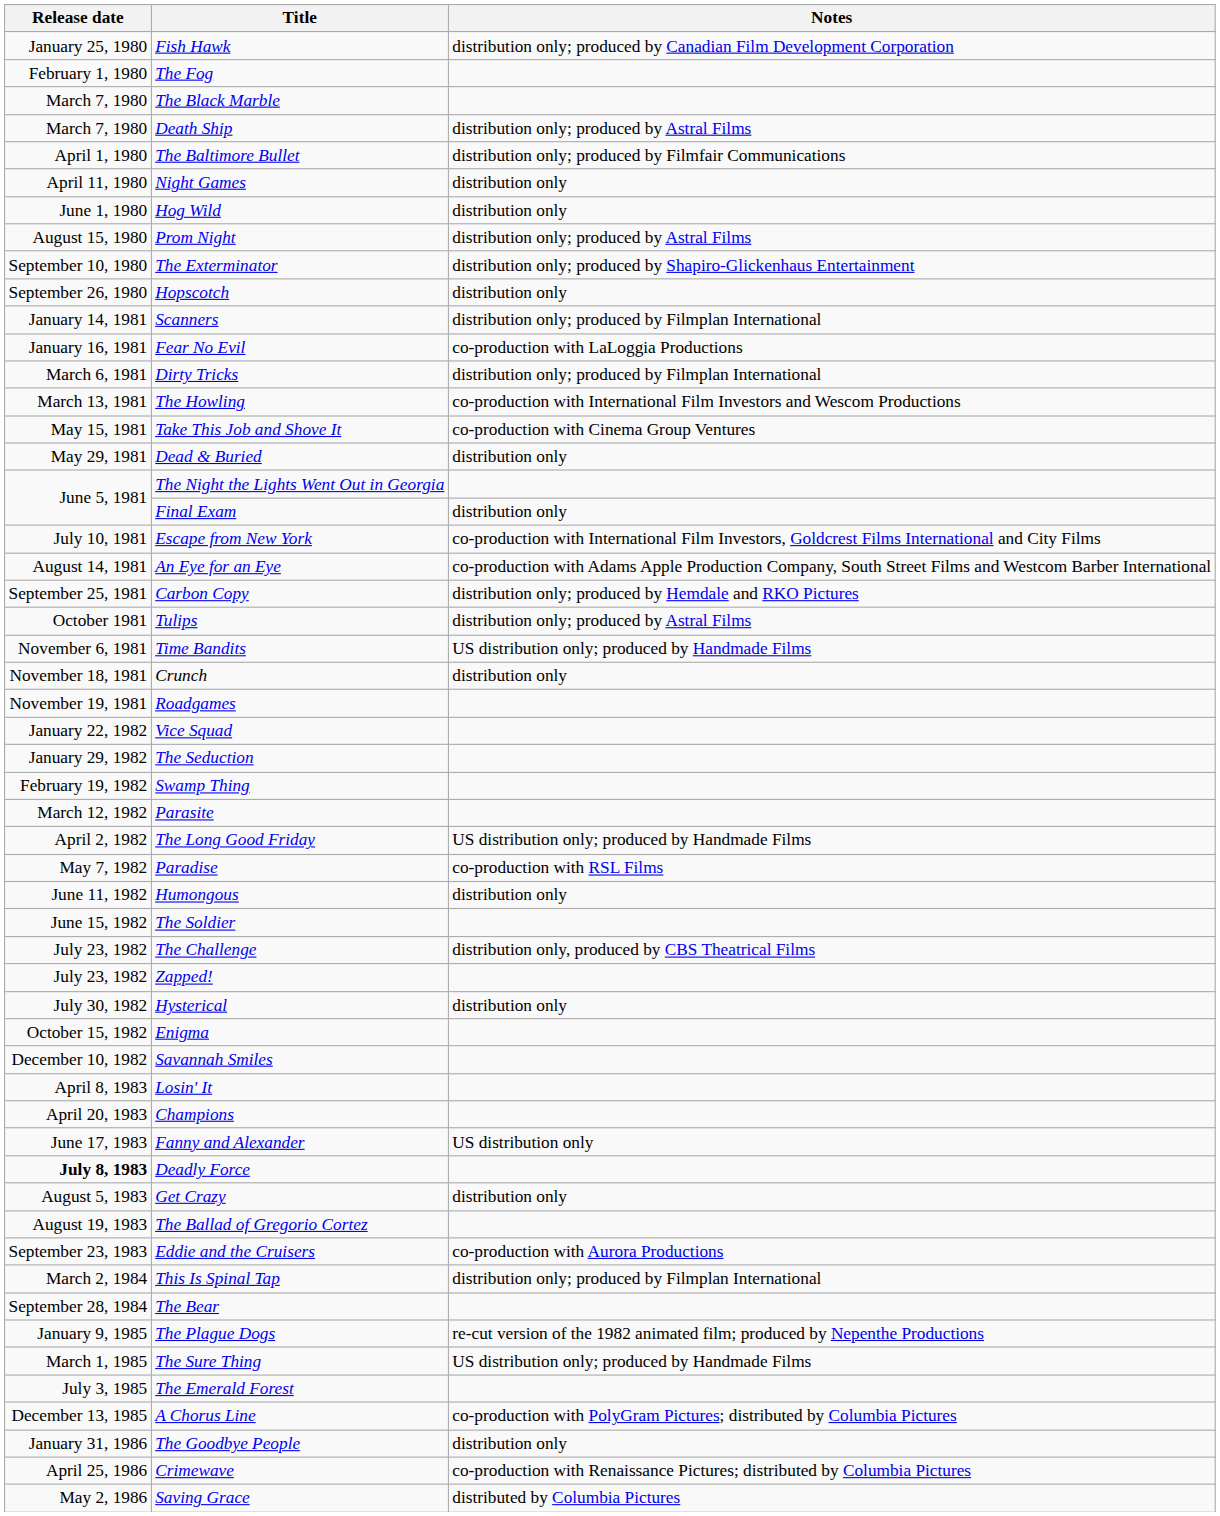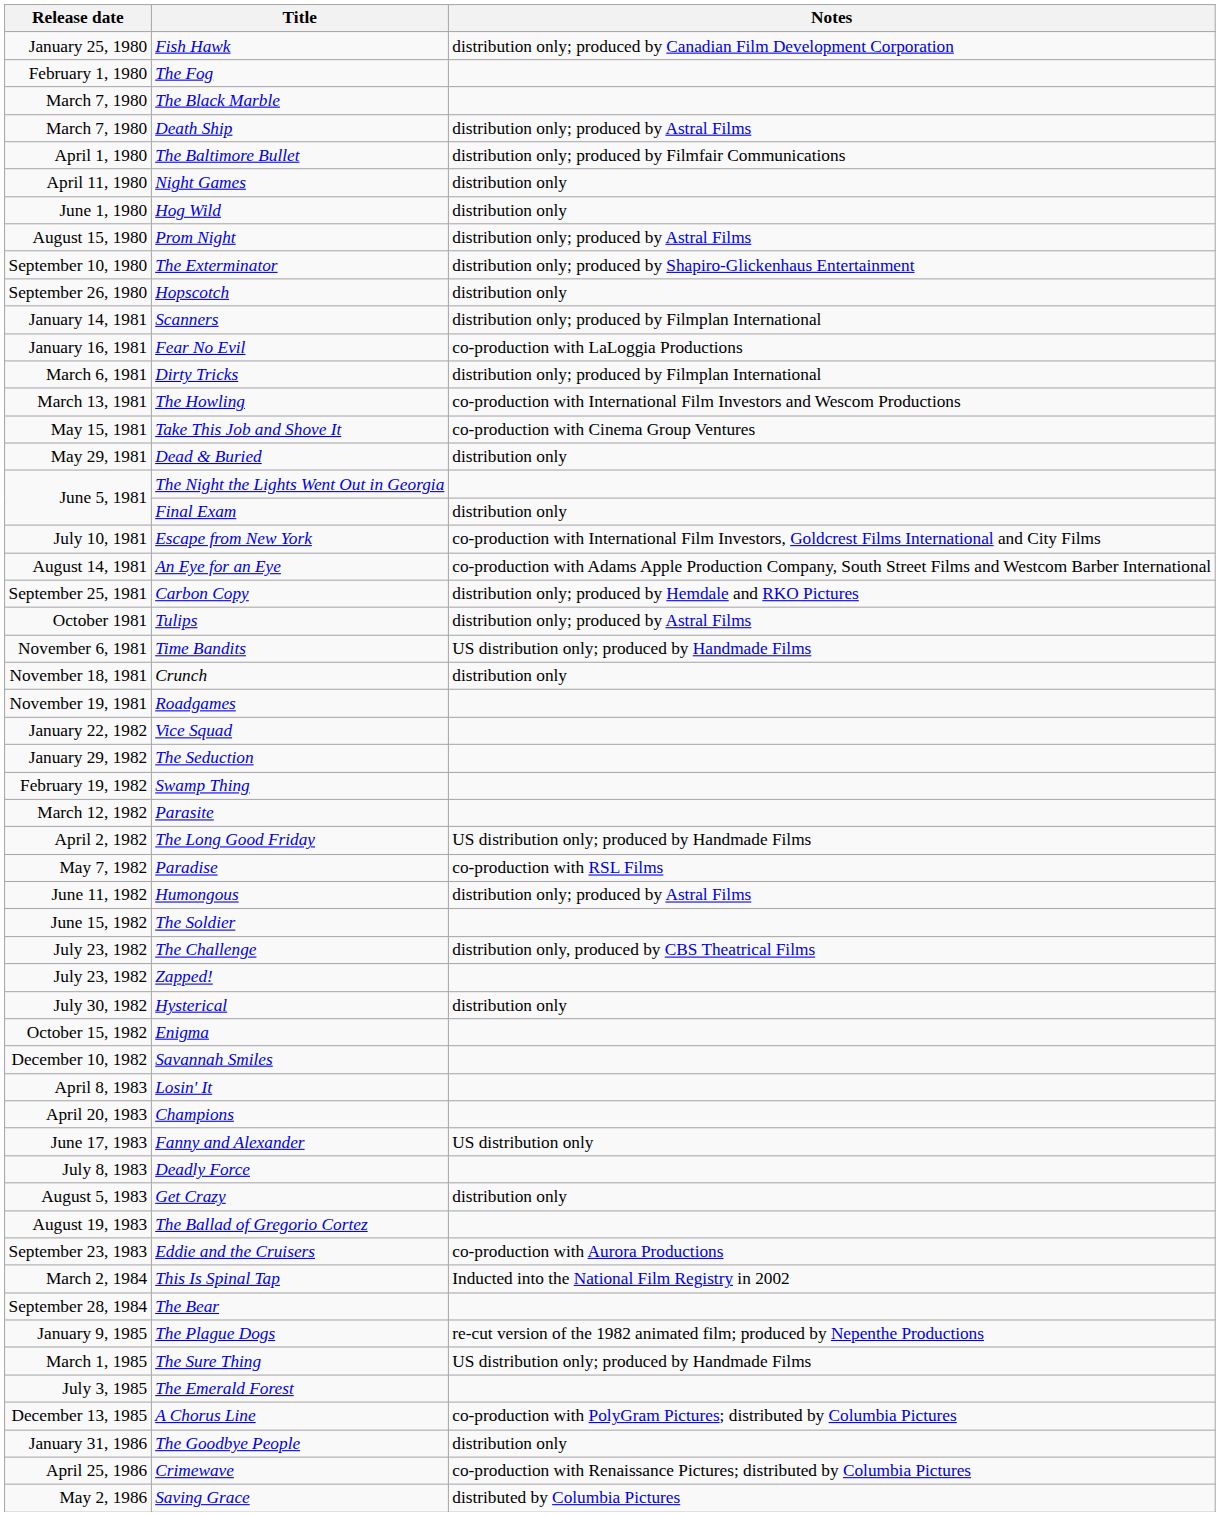(510, 895) distribution only -> (602, 895) distribution only; produced by Astral Films
(103, 1169) bold -> (105, 1169) normal
(637, 1278) distribution only; produced by Filmplan International -> (621, 1278) Inducted into the National Film Registry in 2002
